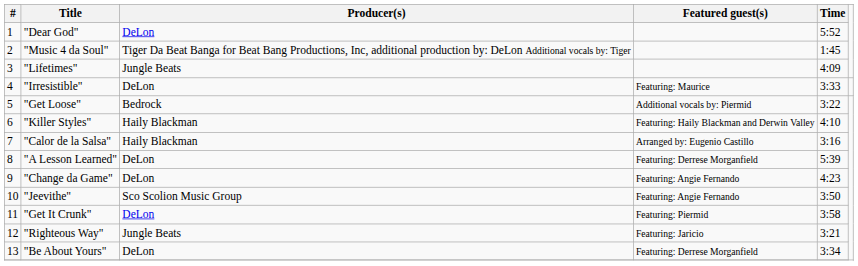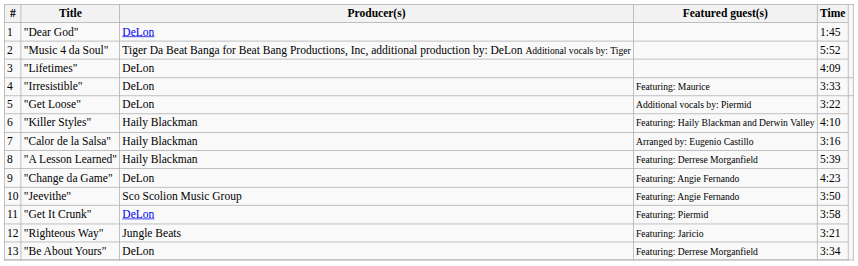(830, 31) 5:52 -> (830, 31) 1:45
(830, 50) 1:45 -> (830, 50) 5:52
(152, 68) Jungle Beats -> (138, 68) DeLon
(142, 104) Bedrock -> (138, 104) DeLon
(138, 159) DeLon -> (160, 159) Haily Blackman
